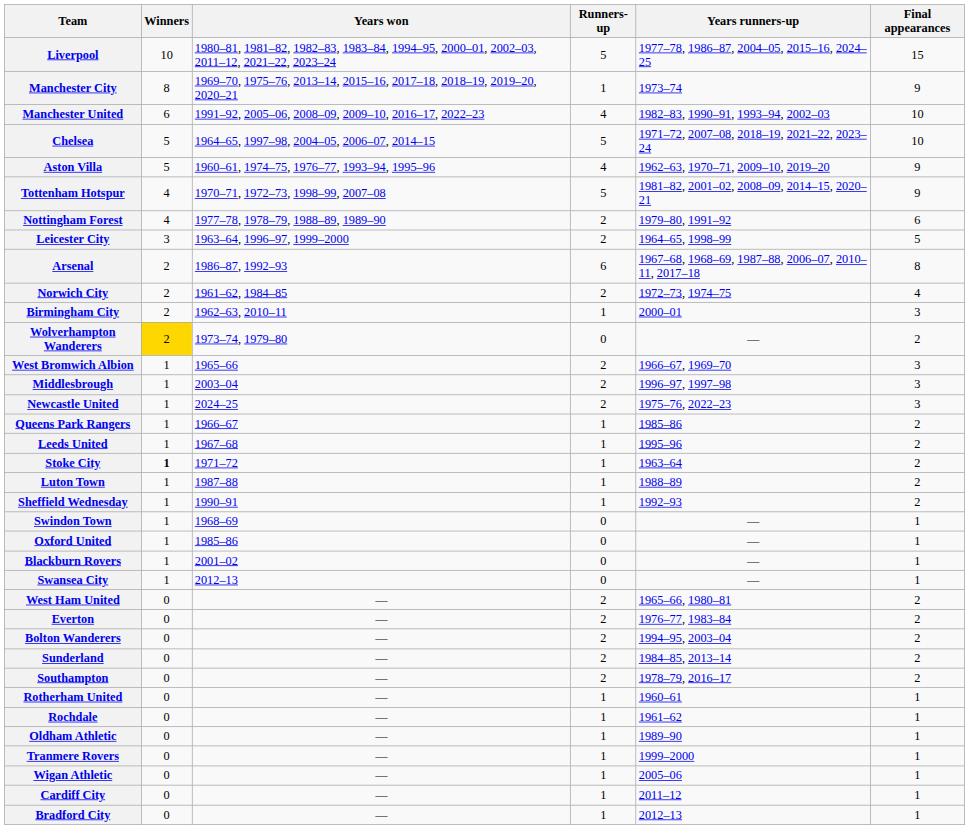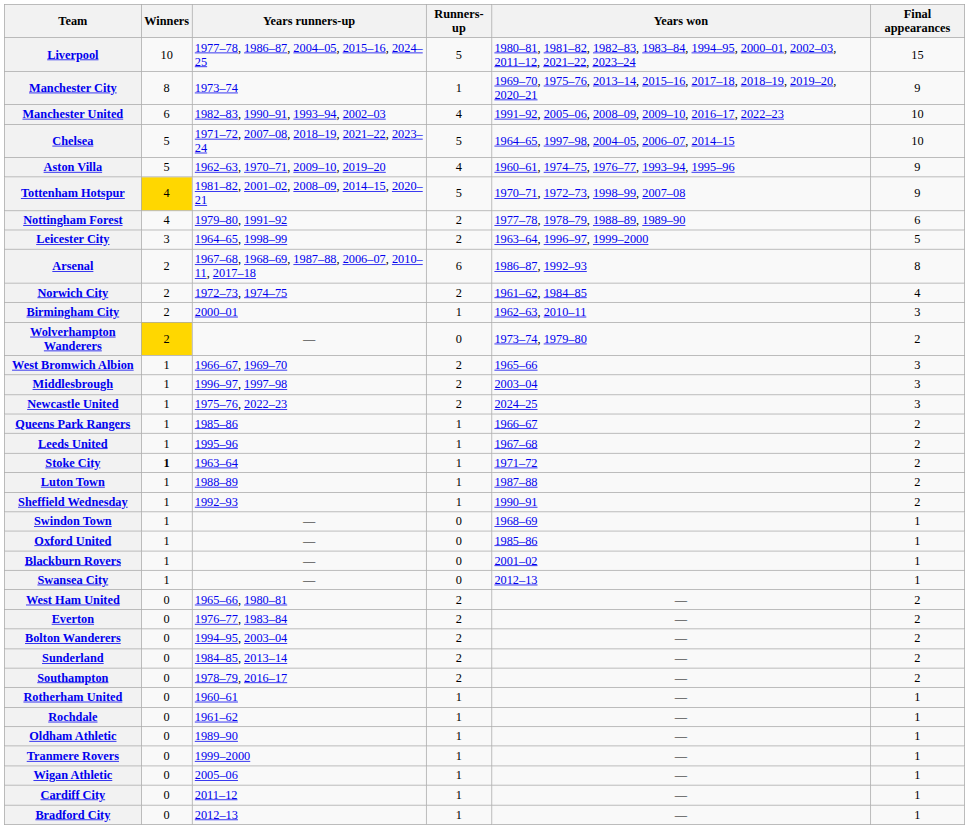columns swapped: (381, 21) <-> (753, 21)
(167, 193) no background -> (167, 193) gold background
